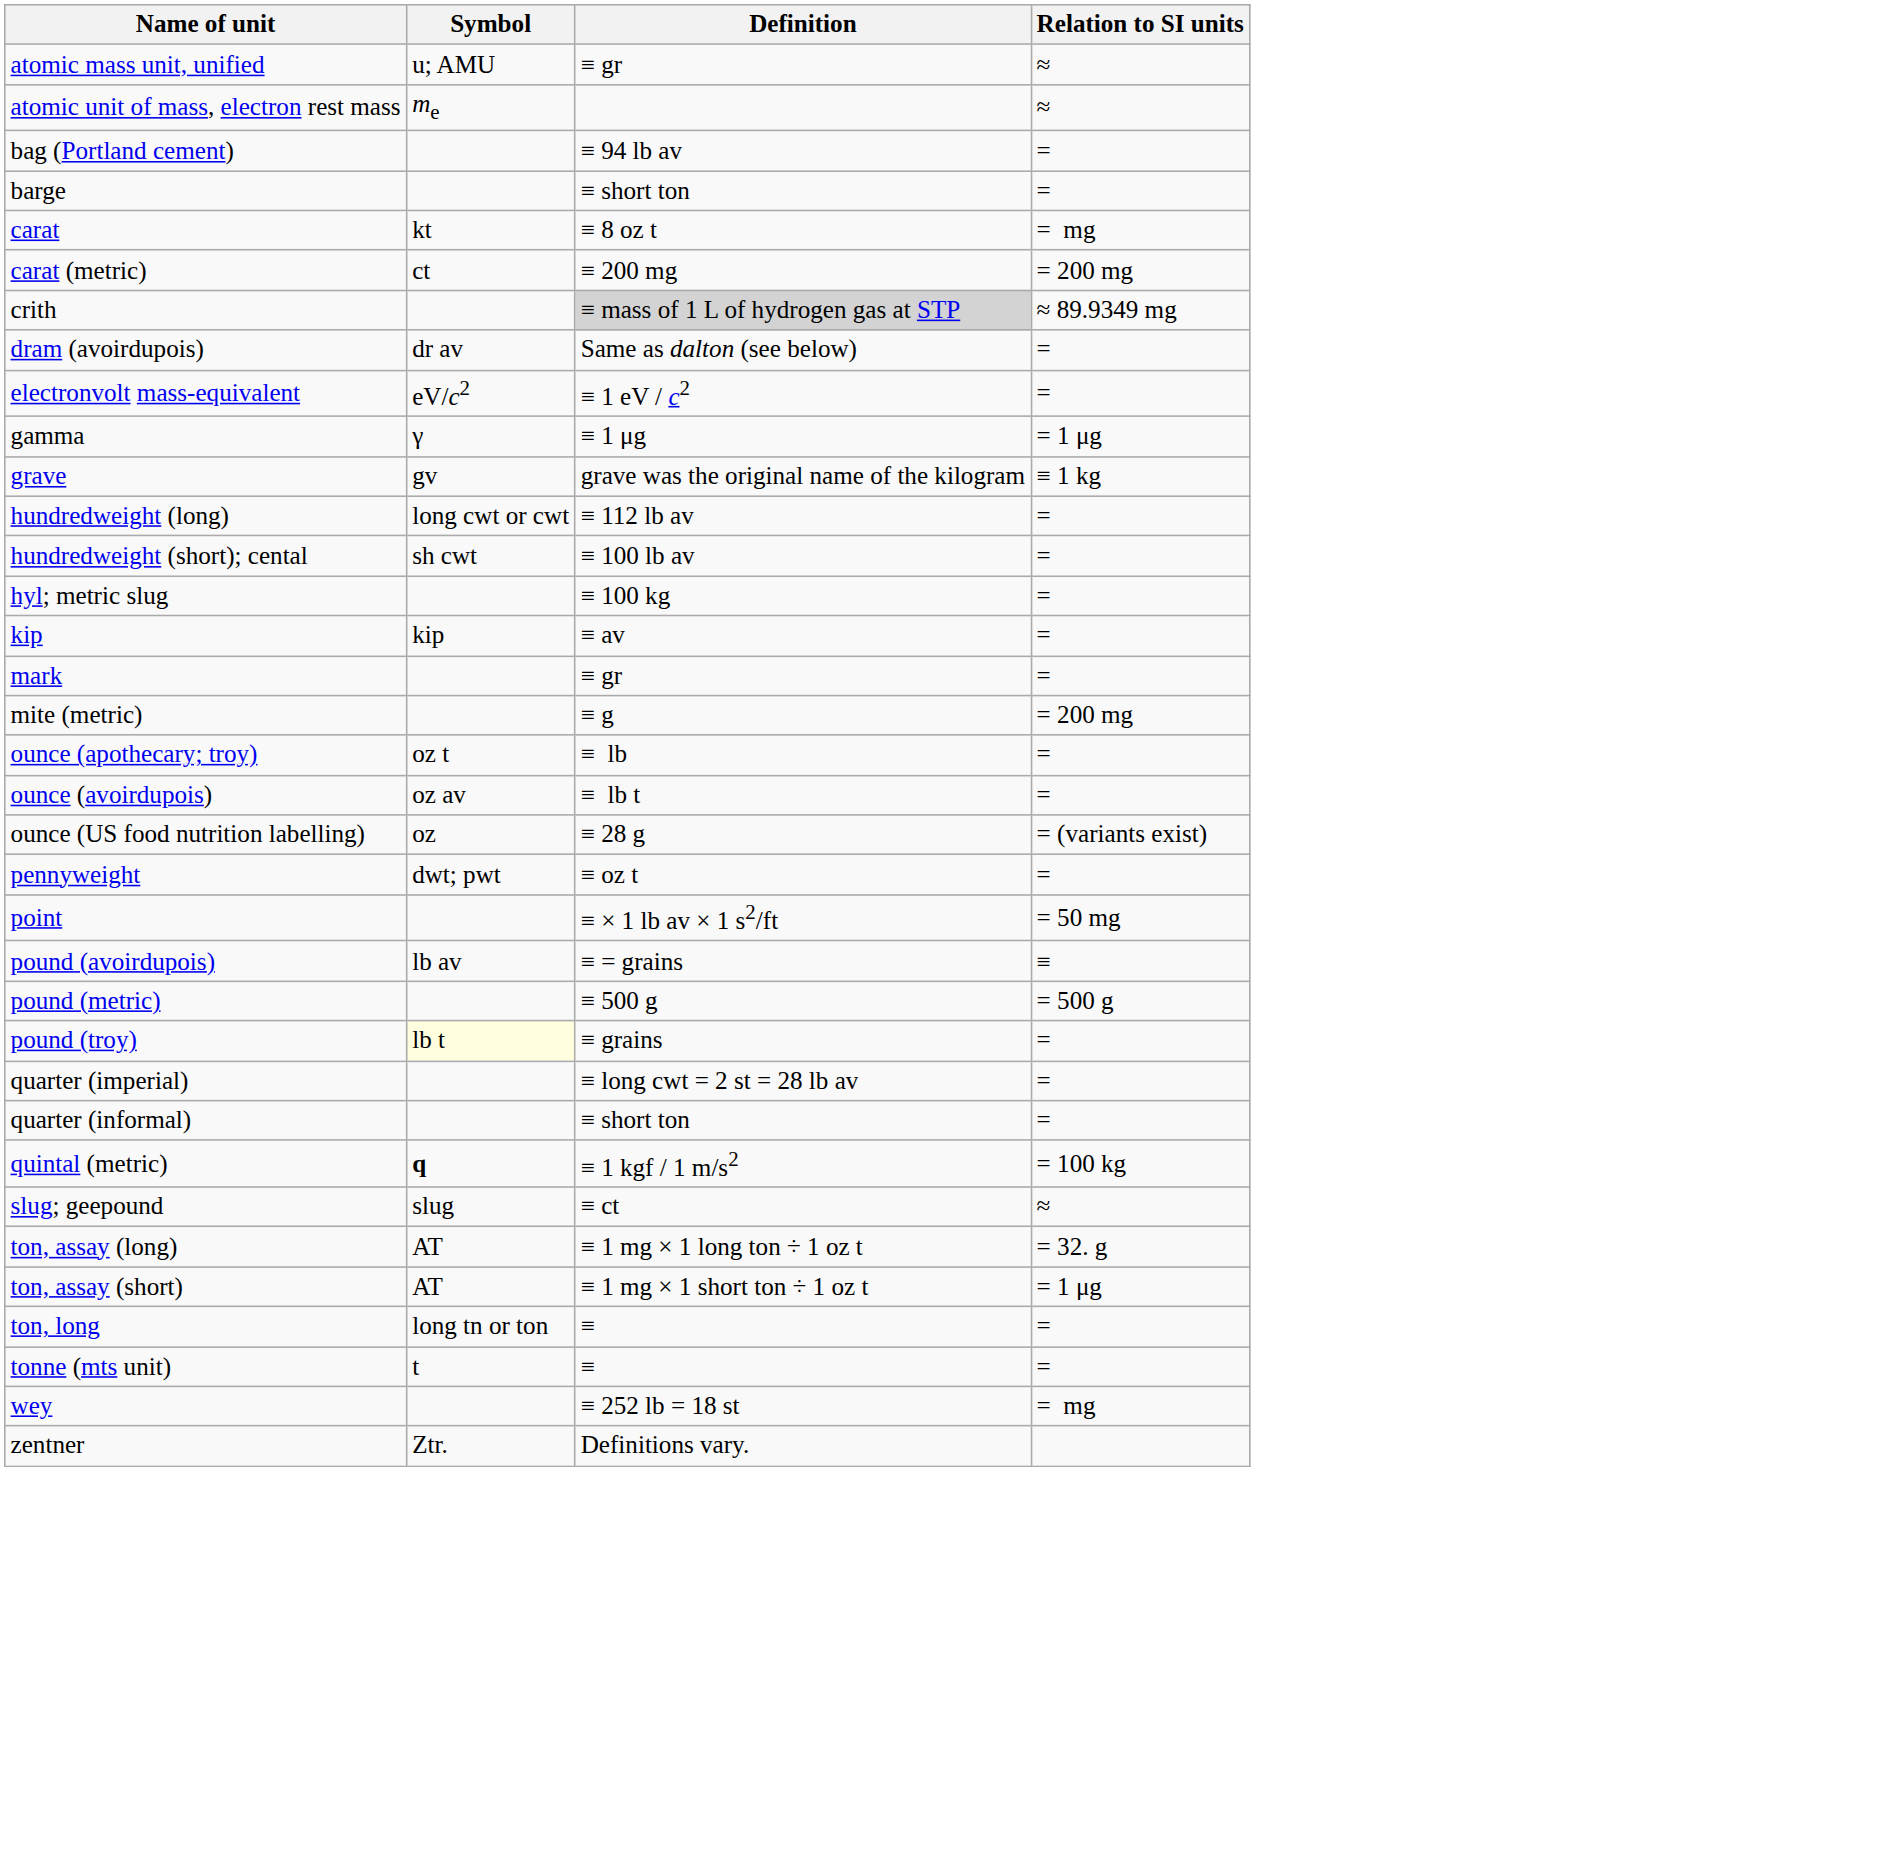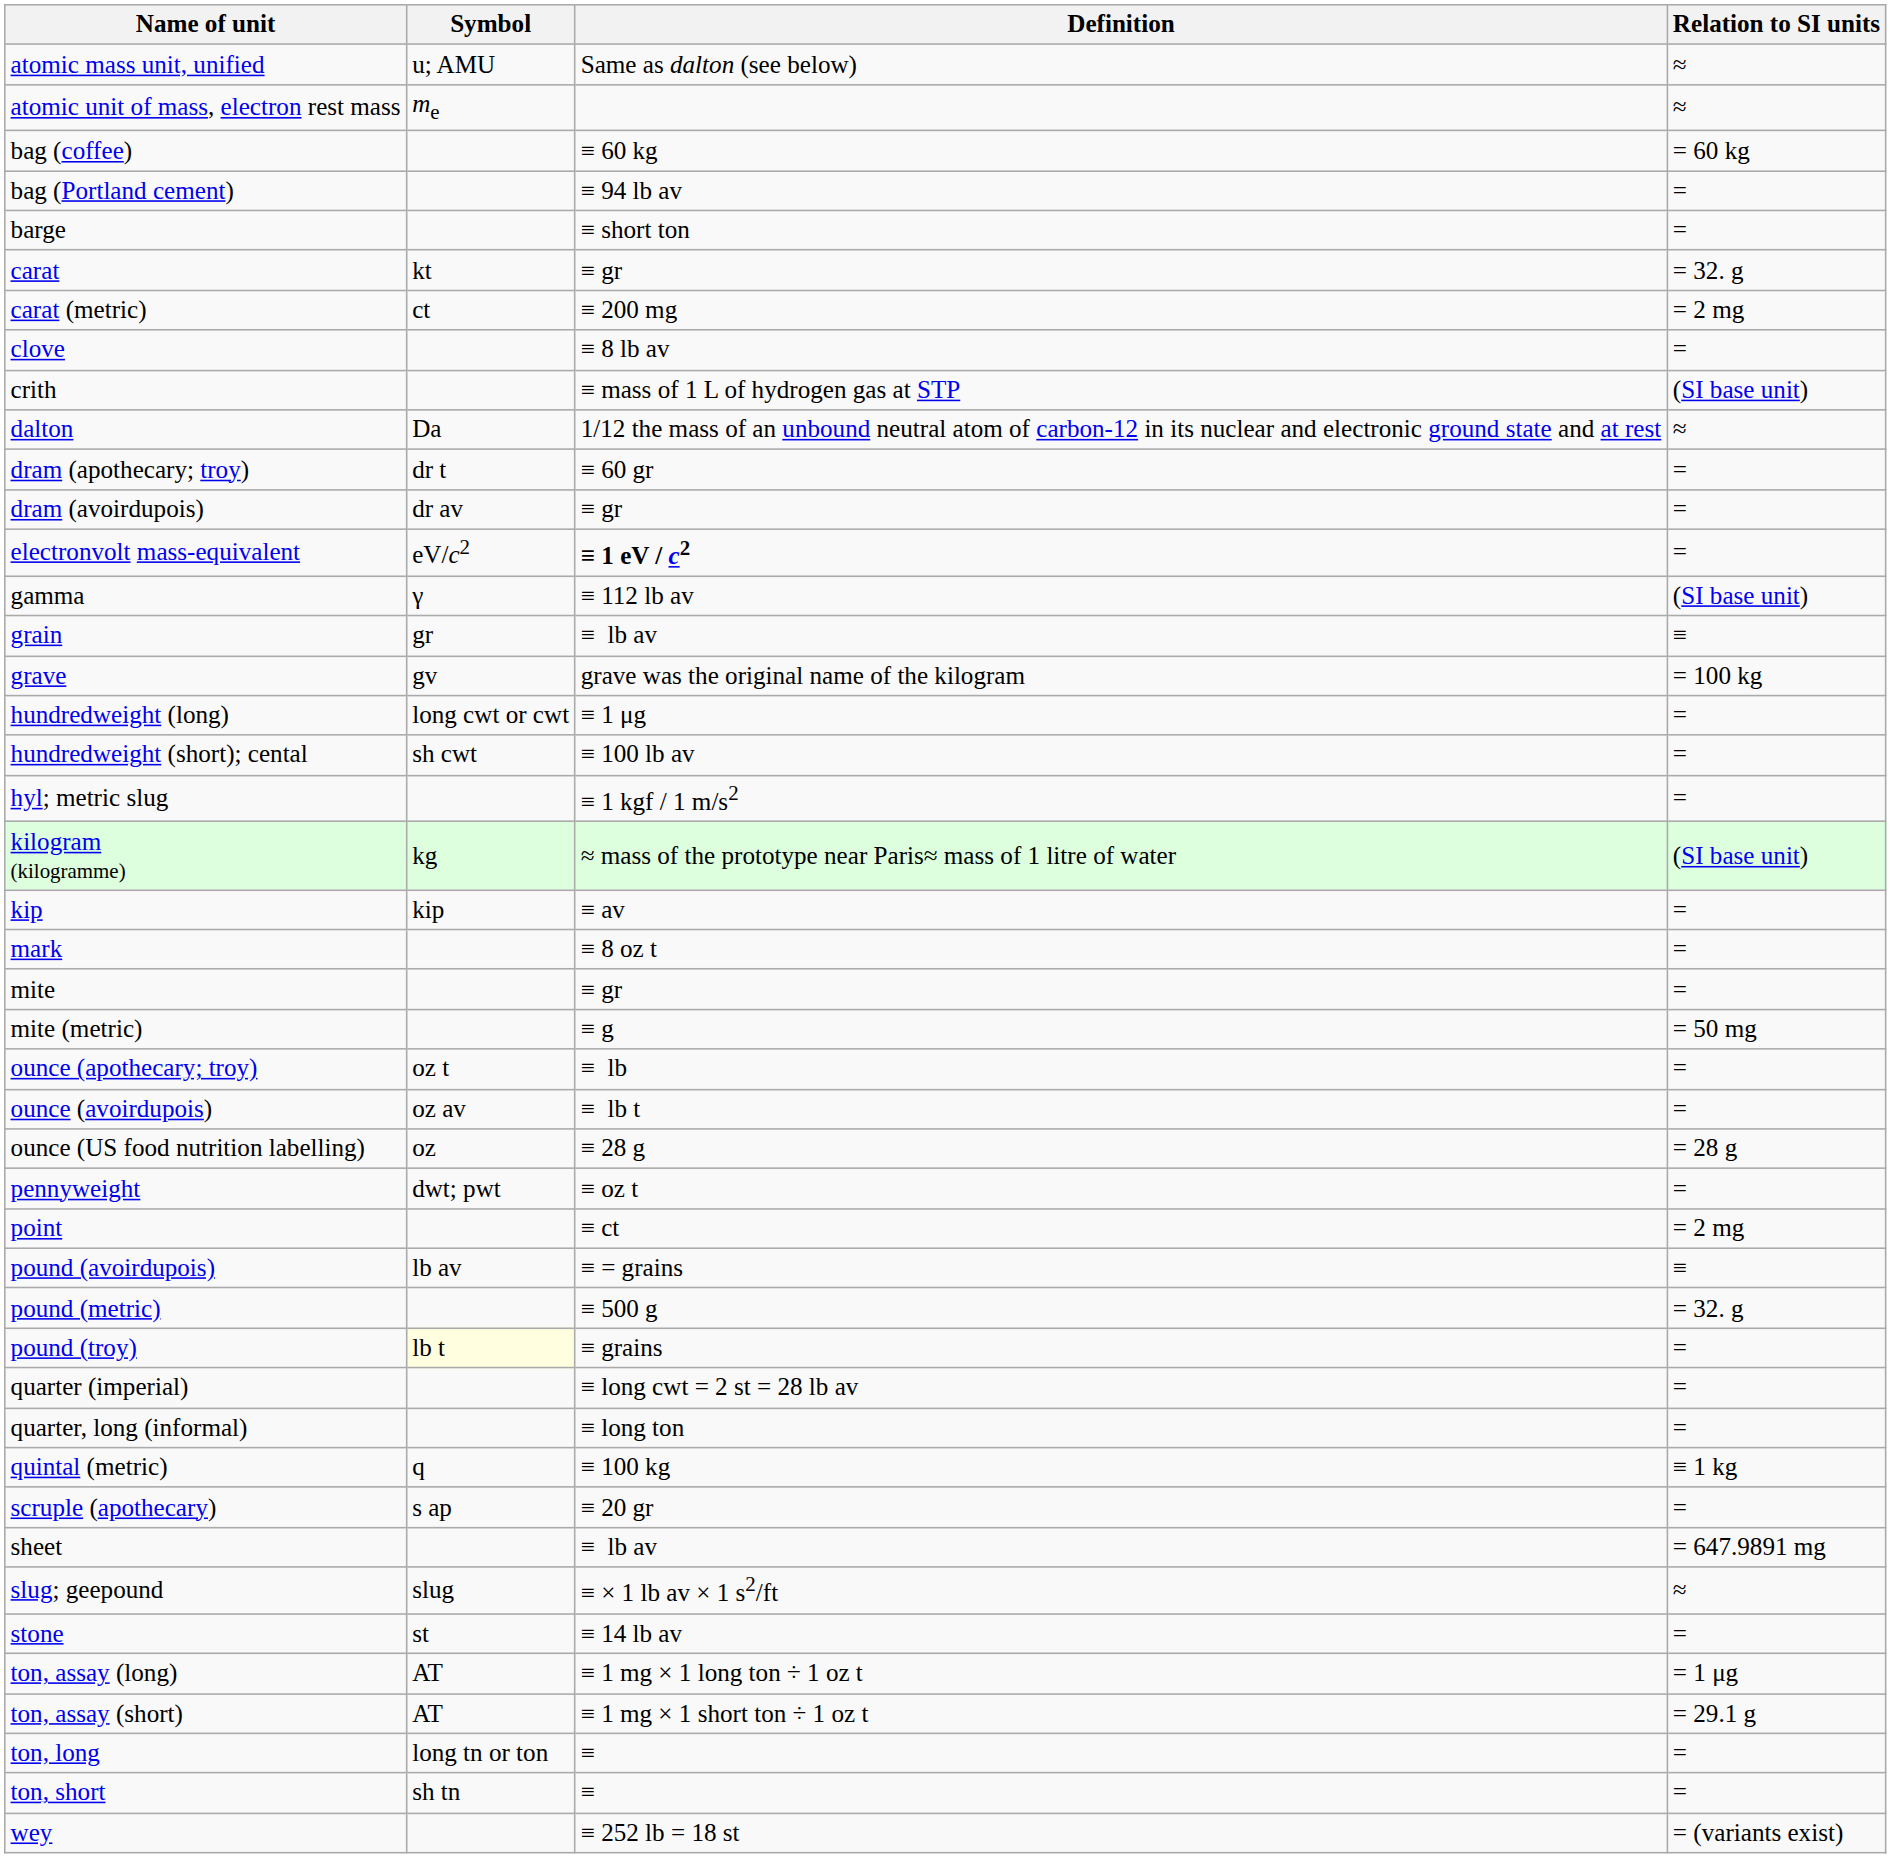(601, 64) ≡ gr -> (719, 64) Same as dalton (see below)
+ row: (71, 150)
(619, 230) ≡ 8 oz t -> (601, 270) ≡ gr
(1066, 230) = mg -> (1708, 270) = 32. g
(1085, 270) = 200 mg -> (1709, 309) = 2 mg
+ row: (38, 349)
(770, 309) lightgrey background -> (770, 389) no background
(1107, 309) ≈ 89.9349 mg -> (1741, 389) (SI base unit)
+ row: (42, 429)
+ row: (130, 469)
(719, 349) Same as dalton (see below) -> (601, 509) ≡ gr
(635, 392) normal -> (635, 552) bold
(613, 436) ≡ 1 μg -> (637, 595) ≡ 112 lb av
(1069, 436) = 1 μg -> (1741, 595) (SI base unit)
+ row: (36, 635)
(1069, 476) ≡ 1 kg -> (1718, 675) = 100 kg
(637, 515) ≡ 112 lb av -> (613, 715) ≡ 1 μg
(625, 595) ≡ 100 kg -> (660, 798) ≡ 1 kgf / 1 m/s2
+ row: (68, 855)
(601, 675) ≡ gr -> (619, 949) ≡ 8 oz t
+ row: (33, 989)
(1085, 715) = 200 mg -> (1715, 1028) = 50 mg
(1122, 834) = (variants exist) -> (1705, 1148) = 28 g
(679, 917) ≡ × 1 lb av × 1 s2/ft -> (600, 1228) ≡ ct
(1079, 917) = 50 mg -> (1709, 1228) = 2 mg
(1075, 1000) = 500 g -> (1708, 1307) = 32. g
- row: (101, 1120)
+ row: (129, 1427)
(419, 1163) bold -> (418, 1467) normal
(660, 1163) ≡ 1 kgf / 1 m/s2 -> (625, 1467) ≡ 100 kg
(1081, 1163) = 100 kg -> (1705, 1467) ≡ 1 kg
+ row: (113, 1507)
+ row: (36, 1546)
(600, 1206) ≡ ct -> (679, 1590) ≡ × 1 lb av × 1 s2/ft
+ row: (37, 1633)
(1072, 1246) = 32. g -> (1706, 1673) = 1 μg
(1069, 1286) = 1 μg -> (1714, 1713) = 29.1 g
+ row: (58, 1792)
- row: (91, 1366)
(1066, 1405) = mg -> (1758, 1832) = (variants exist)
- row: (48, 1445)
